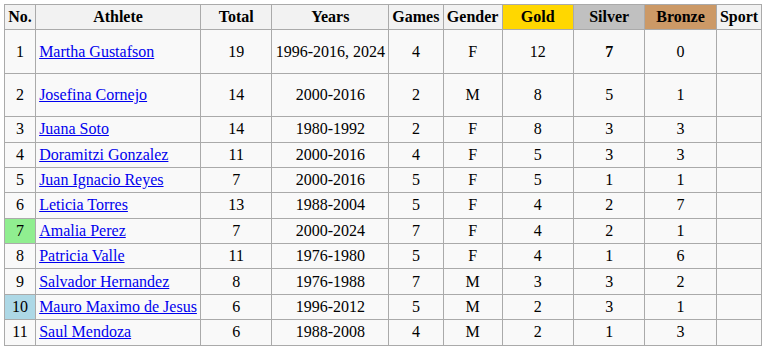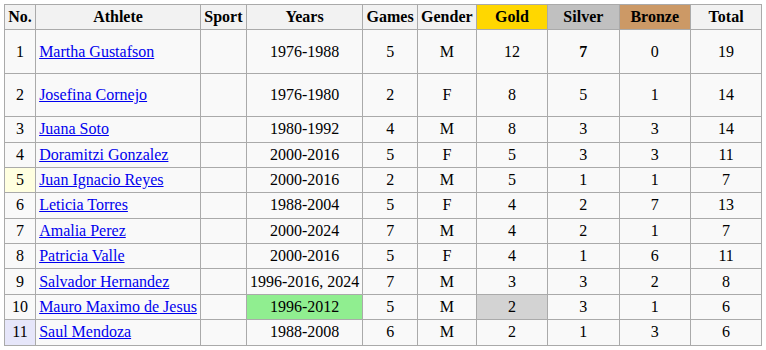columns swapped: (739, 17) <-> (236, 17)
(330, 51) 1996-2016, 2024 -> (305, 51) 1976-1988
(416, 51) 4 -> (390, 51) 5
(473, 51) F -> (447, 51) M
(330, 94) 2000-2016 -> (305, 94) 1976-1980
(473, 94) M -> (447, 94) F
(416, 129) 2 -> (390, 129) 4
(473, 129) F -> (447, 129) M
(416, 154) 4 -> (390, 154) 5
(20, 180) no background -> (20, 180) lightyellow background
(416, 180) 5 -> (390, 180) 2
(473, 180) F -> (447, 180) M
(20, 230) lightgreen background -> (20, 230) no background
(473, 230) F -> (447, 230) M
(330, 256) 1976-1980 -> (305, 256) 2000-2016
(330, 281) 1976-1988 -> (305, 281) 1996-2016, 2024
(20, 306) lightblue background -> (20, 306) no background
(330, 306) no background -> (305, 306) lightgreen background
(538, 306) no background -> (512, 306) lightgrey background
(20, 332) no background -> (20, 332) lavender background
(416, 332) 4 -> (390, 332) 6
